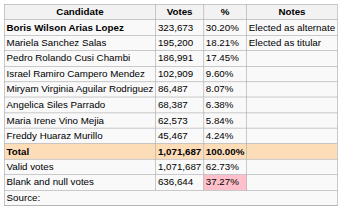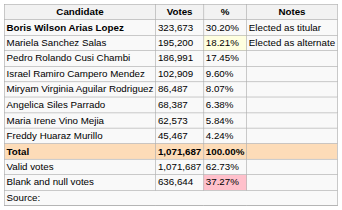(292, 27) Elected as alternate -> (285, 27) Elected as titular
(222, 43) no background -> (222, 43) lightyellow background
(285, 43) Elected as titular -> (292, 43) Elected as alternate
